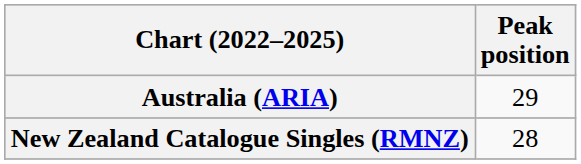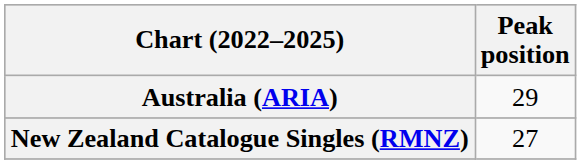(525, 138) 28 -> (525, 138) 27
